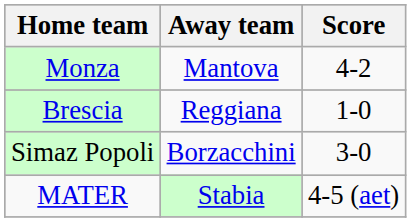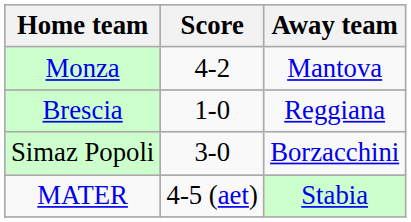columns swapped: (354, 25) <-> (231, 25)
